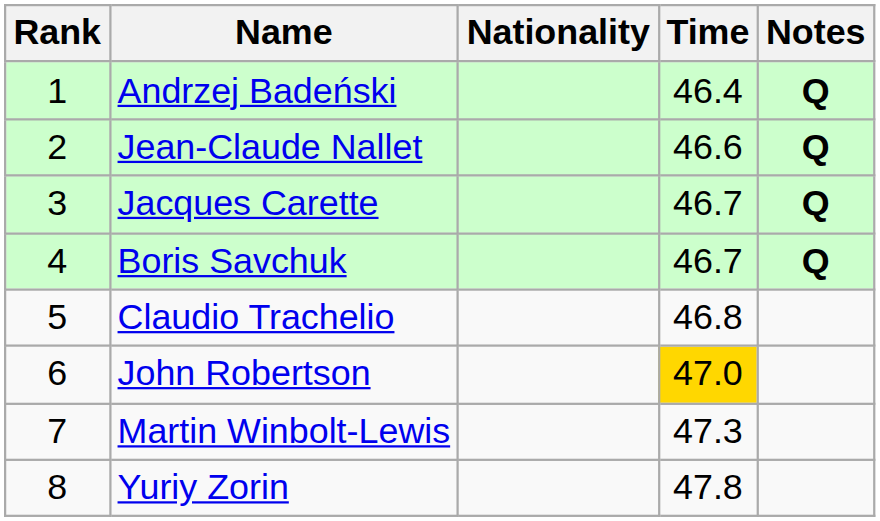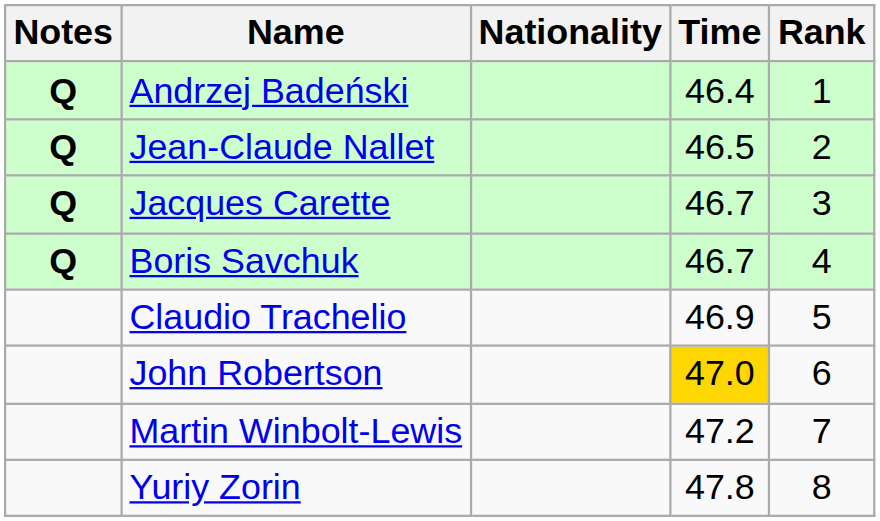columns swapped: (57, 32) <-> (816, 32)
(708, 146) 46.6 -> (720, 146) 46.5
(708, 317) 46.8 -> (720, 317) 46.9
(708, 430) 47.3 -> (720, 430) 47.2
